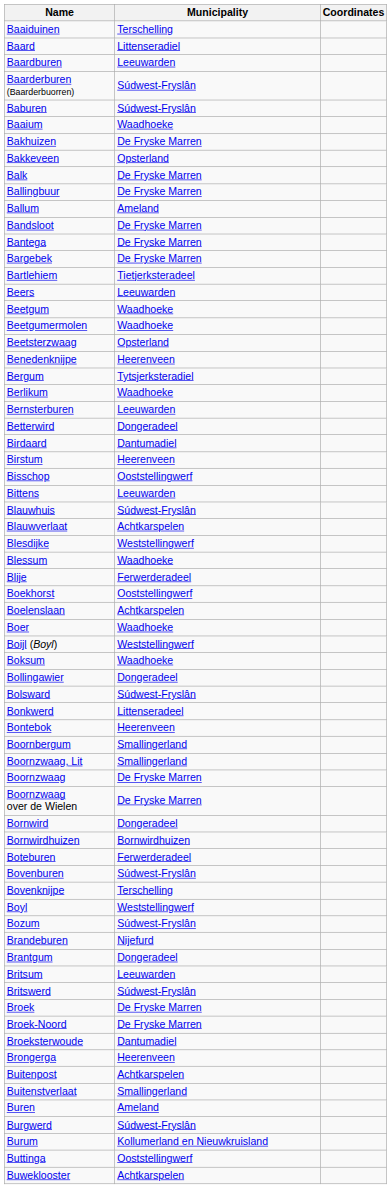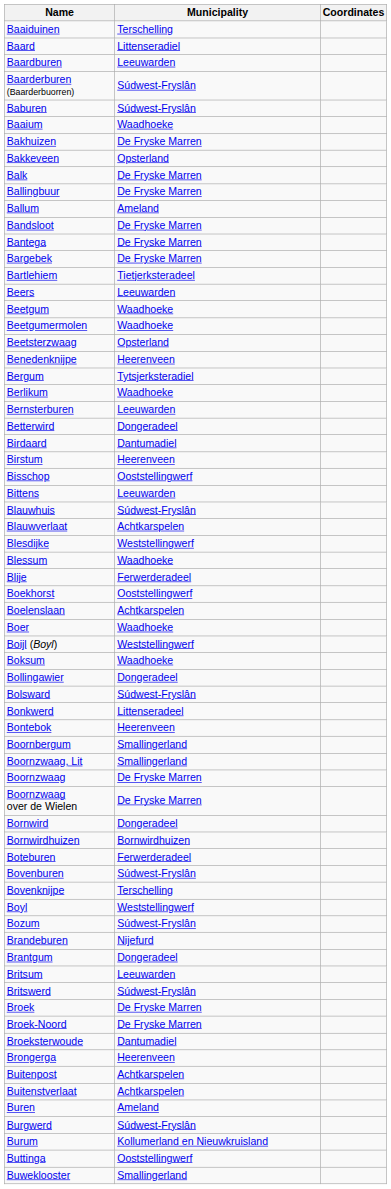(152, 1091) Smallingerland -> (151, 1091) Achtkarspelen
(151, 1175) Achtkarspelen -> (152, 1175) Smallingerland
